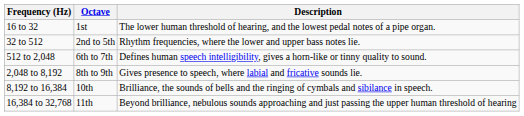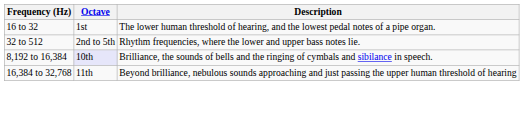- row: (31, 57)
- row: (34, 73)
(85, 88) no background -> (85, 57) lavender background
